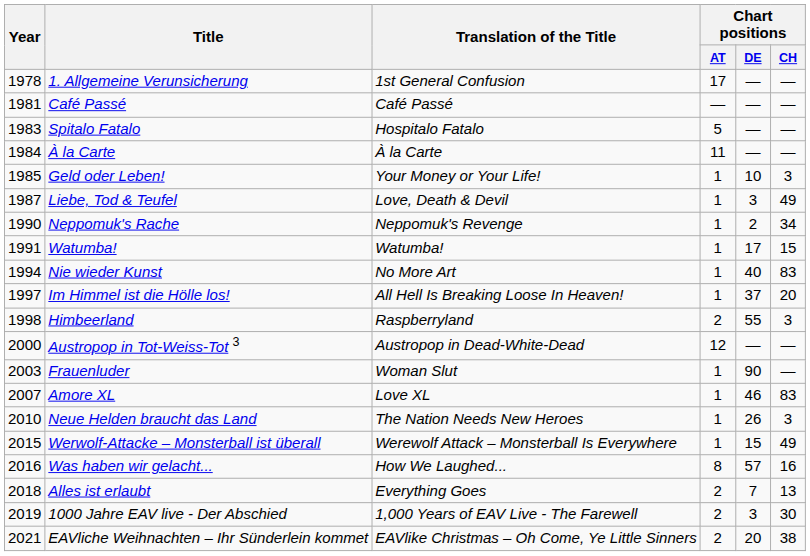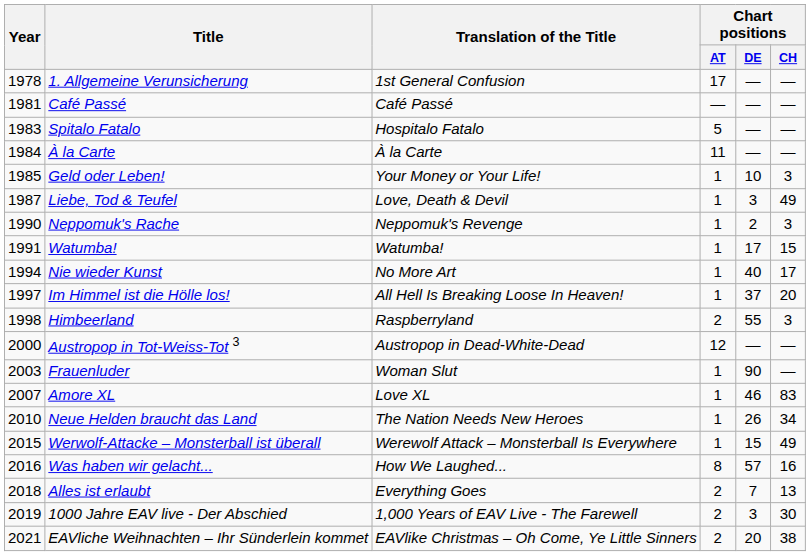(788, 224) 34 -> (788, 224) 3
(788, 271) 83 -> (788, 271) 17
(788, 419) 3 -> (788, 419) 34
